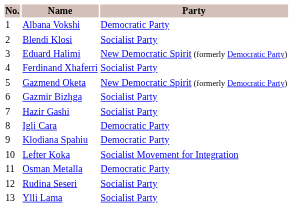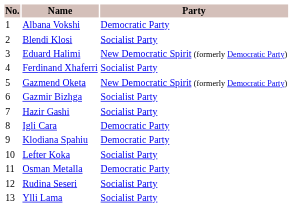(170, 155) Socialist Movement for Integration -> (129, 155) Socialist Party
